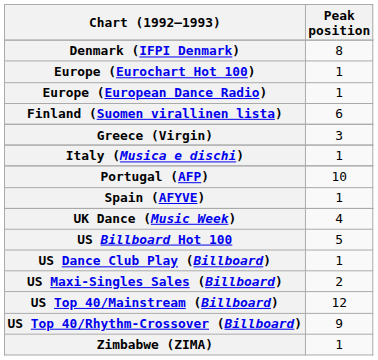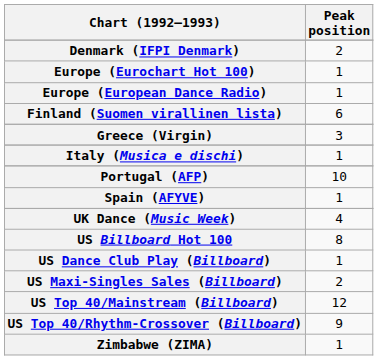(339, 51) 8 -> (339, 51) 2
(339, 240) 5 -> (339, 240) 8
